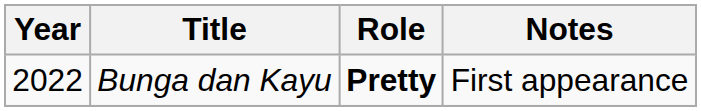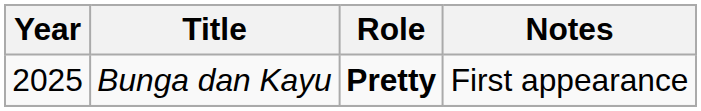(48, 79) 2022 -> (48, 79) 2025
